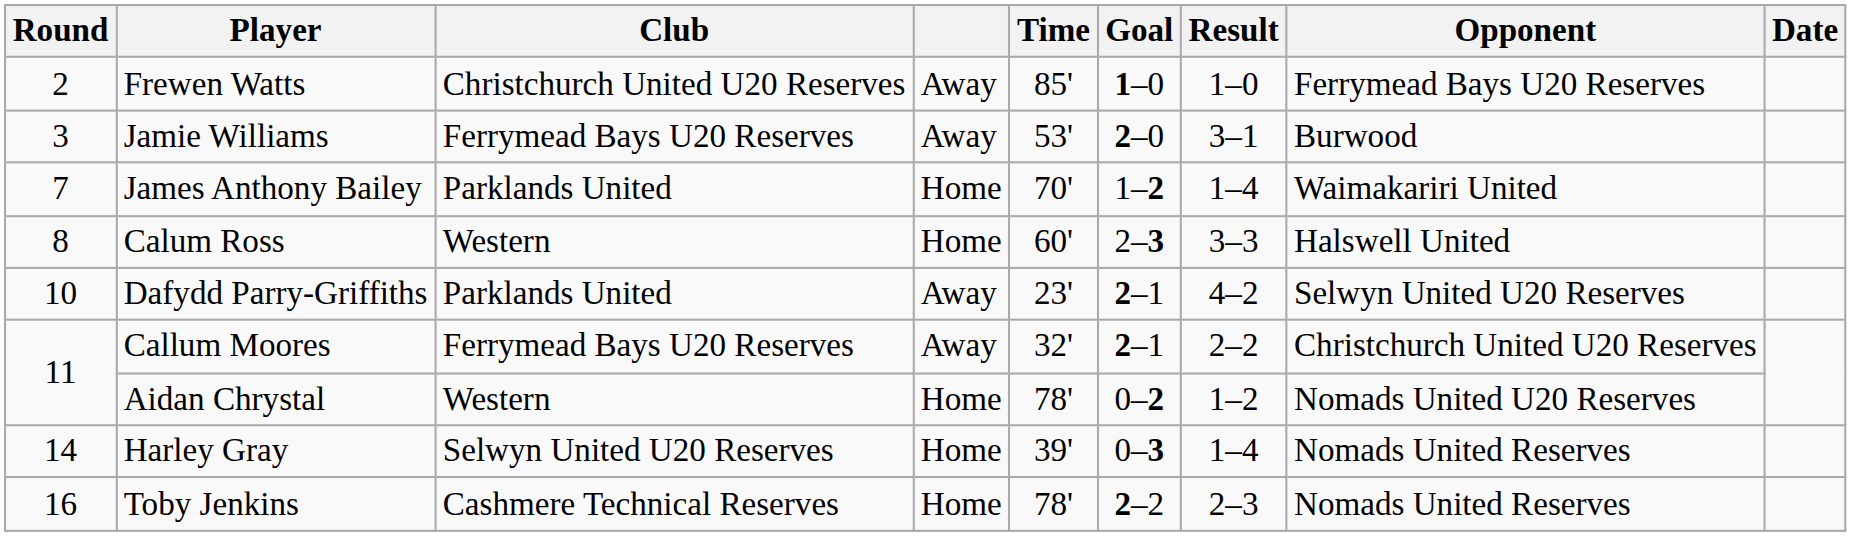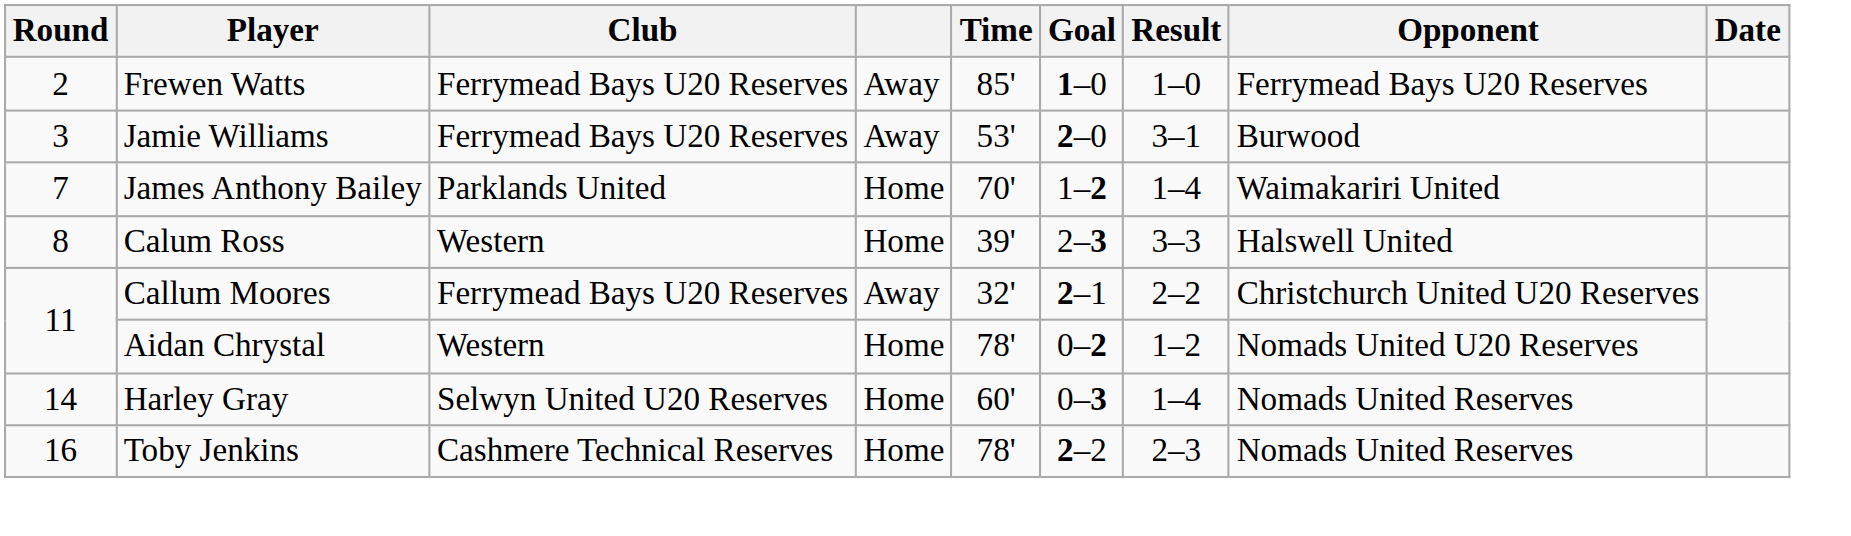(674, 83) Christchurch United U20 Reserves -> (643, 83) Ferrymead Bays U20 Reserves
(1053, 240) 60' -> (996, 240) 39'
- row: (276, 293)
(1053, 450) 39' -> (996, 398) 60'
